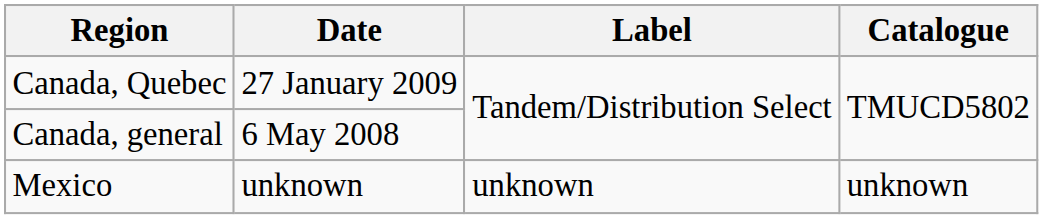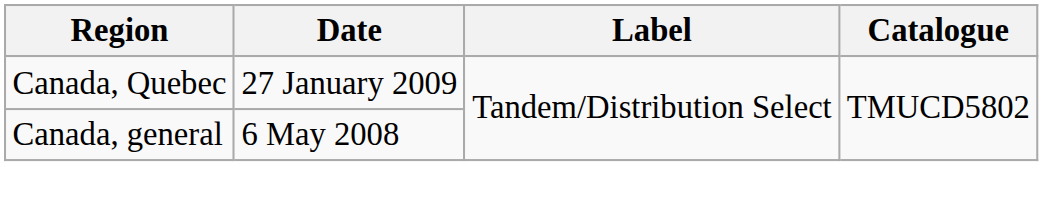- row: (62, 185)
